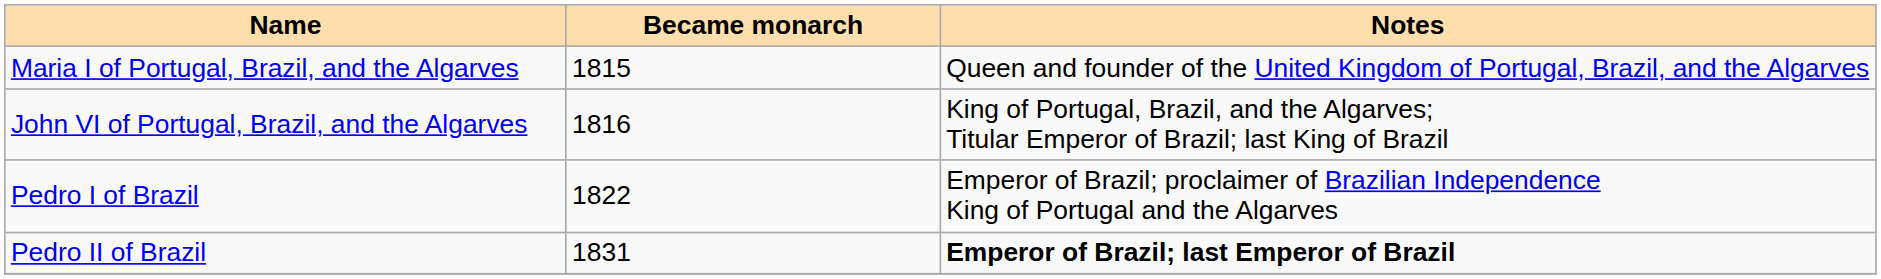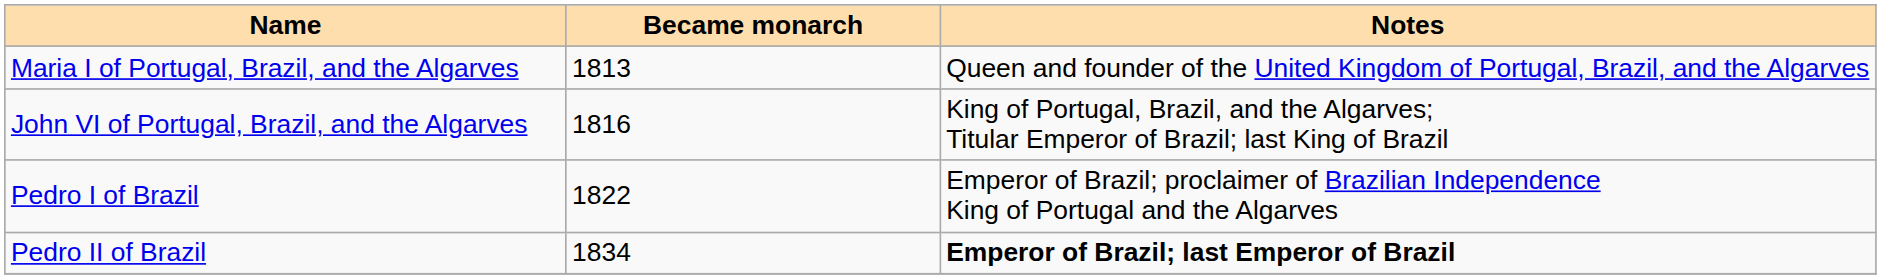(601, 67) 1815 -> (601, 67) 1813
(601, 252) 1831 -> (601, 252) 1834
